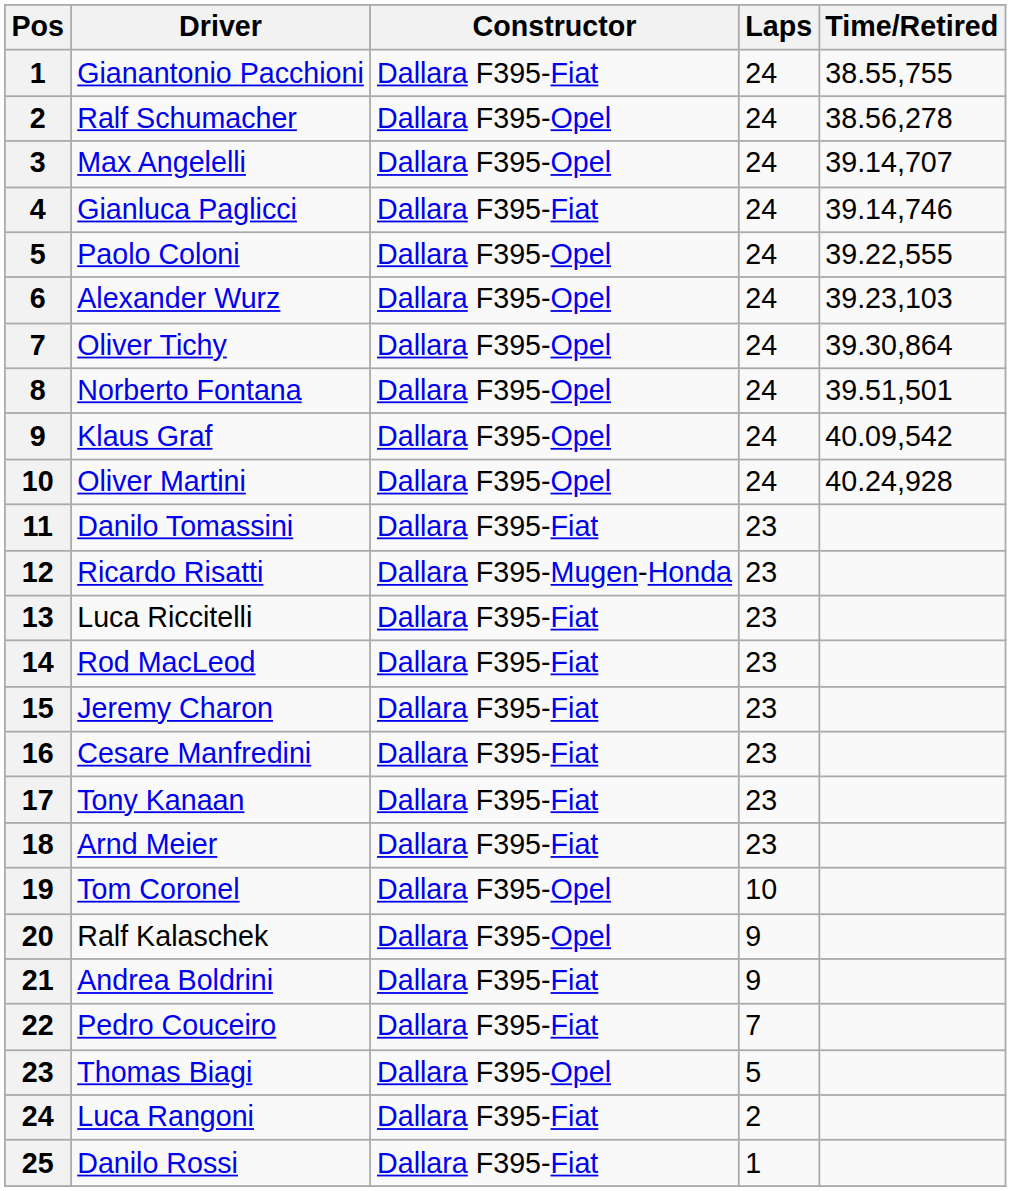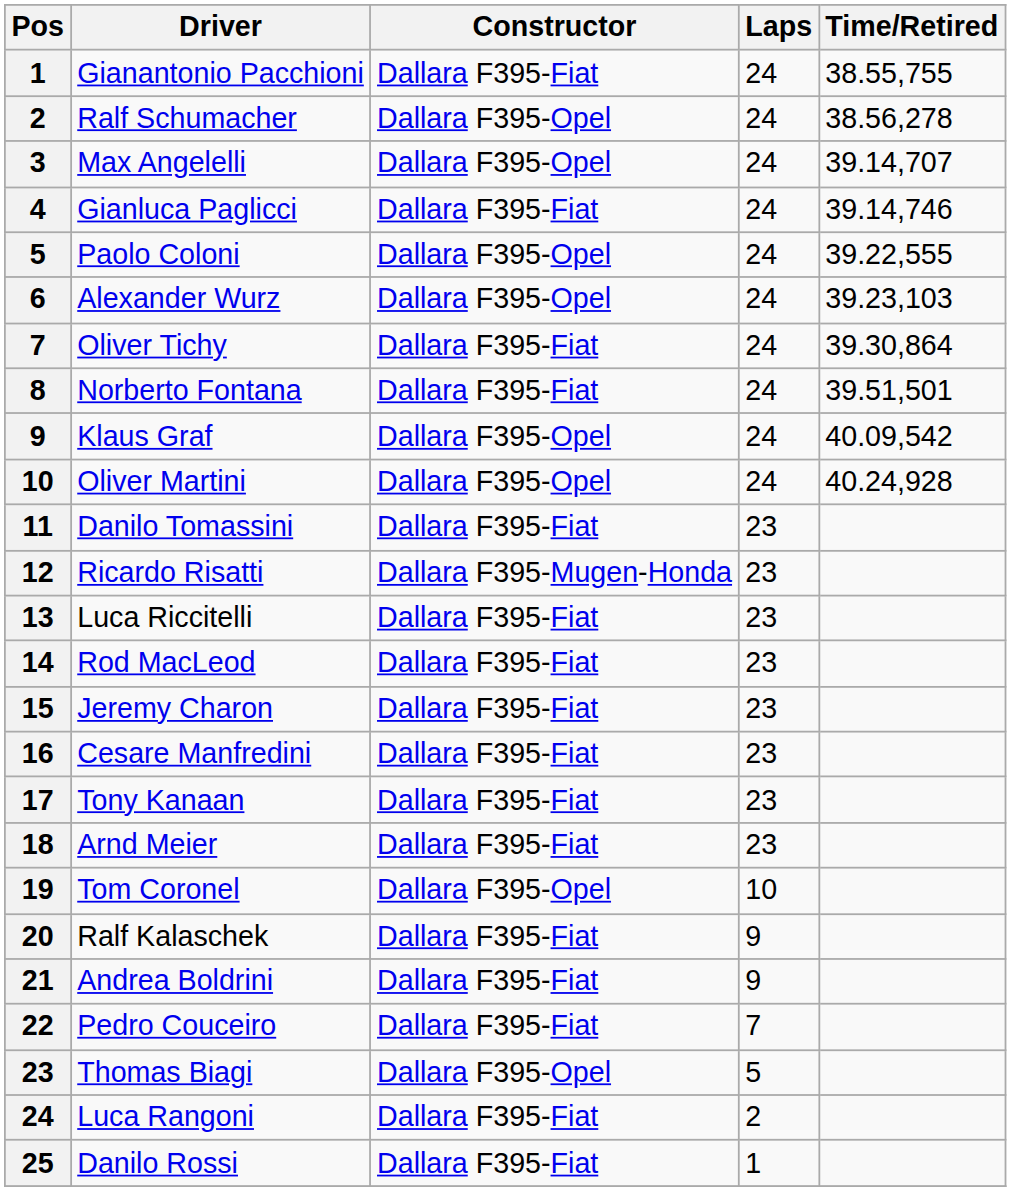(494, 345) Dallara F395-Opel -> (488, 345) Dallara F395-Fiat
(494, 390) Dallara F395-Opel -> (488, 390) Dallara F395-Fiat
(494, 935) Dallara F395-Opel -> (488, 935) Dallara F395-Fiat
